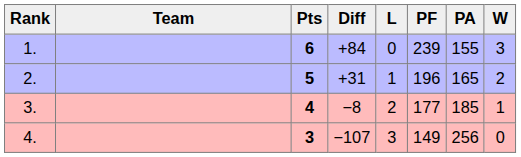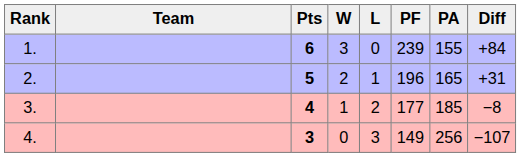columns swapped: (500, 19) <-> (352, 19)
